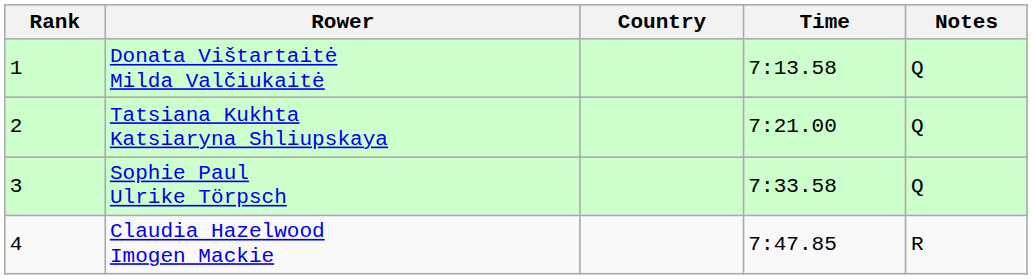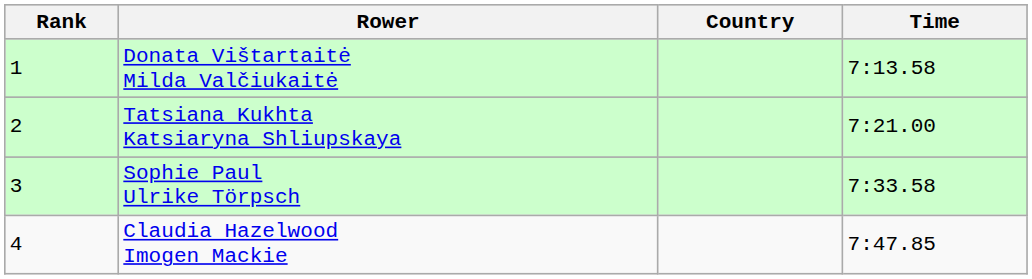- column: (967, 22)
